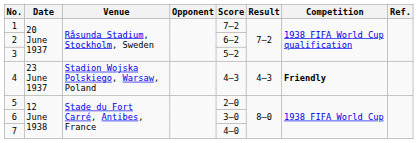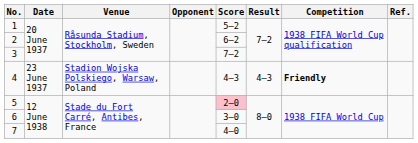(231, 26) 7–2 -> (231, 26) 5–2
(231, 54) 5–2 -> (231, 54) 7–2
(231, 103) no background -> (231, 103) pink background
